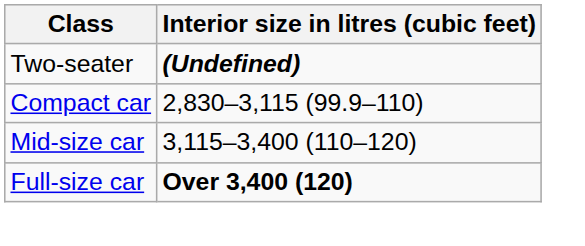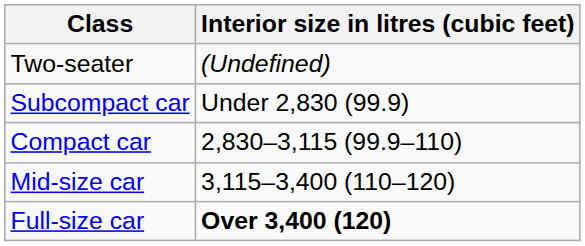(231, 63) bold -> (266, 63) normal
+ row: (100, 102)
